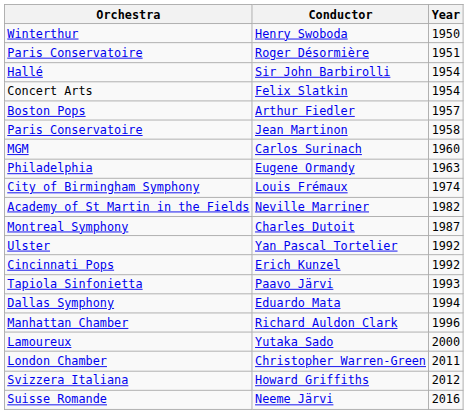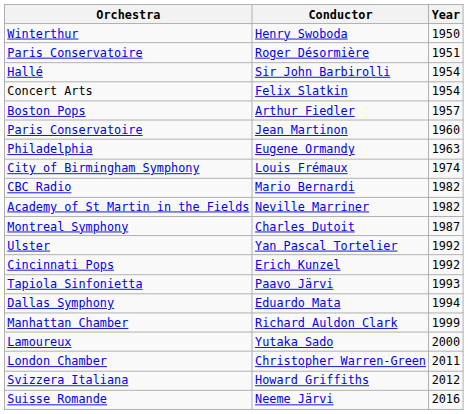(446, 130) 1958 -> (446, 130) 1960
- row: (308, 149)
+ row: (305, 188)
(446, 323) 1996 -> (446, 323) 1999
